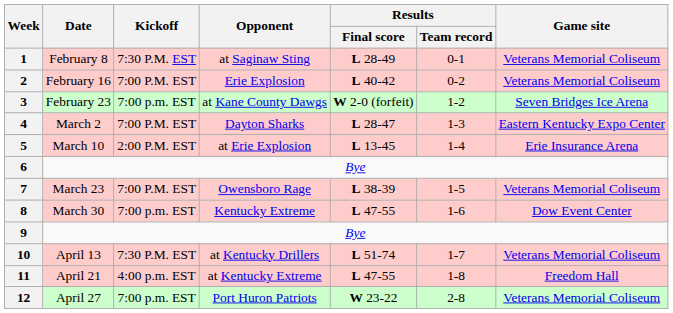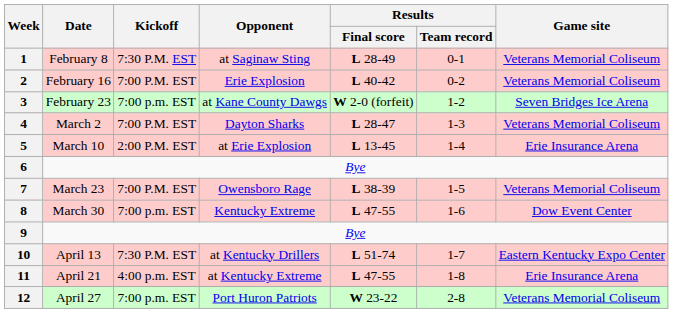(582, 123) Eastern Kentucky Expo Center -> (582, 123) Veterans Memorial Coliseum
(582, 254) Veterans Memorial Coliseum -> (582, 254) Eastern Kentucky Expo Center
(582, 275) Freedom Hall -> (582, 275) Erie Insurance Arena
